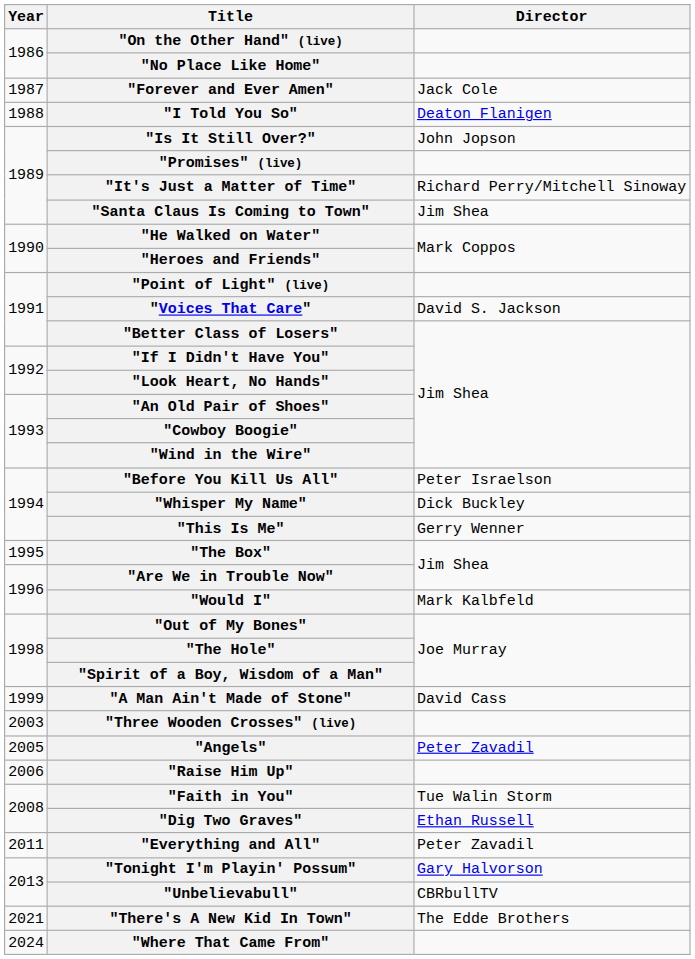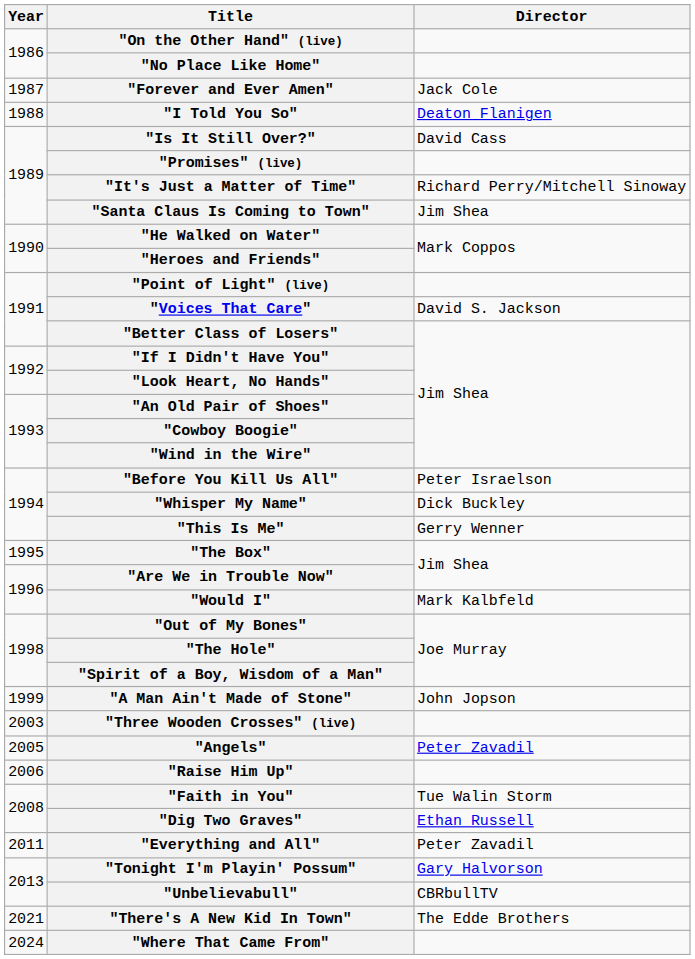(466, 139) John Jopson -> (462, 139) David Cass
(462, 699) David Cass -> (466, 699) John Jopson
